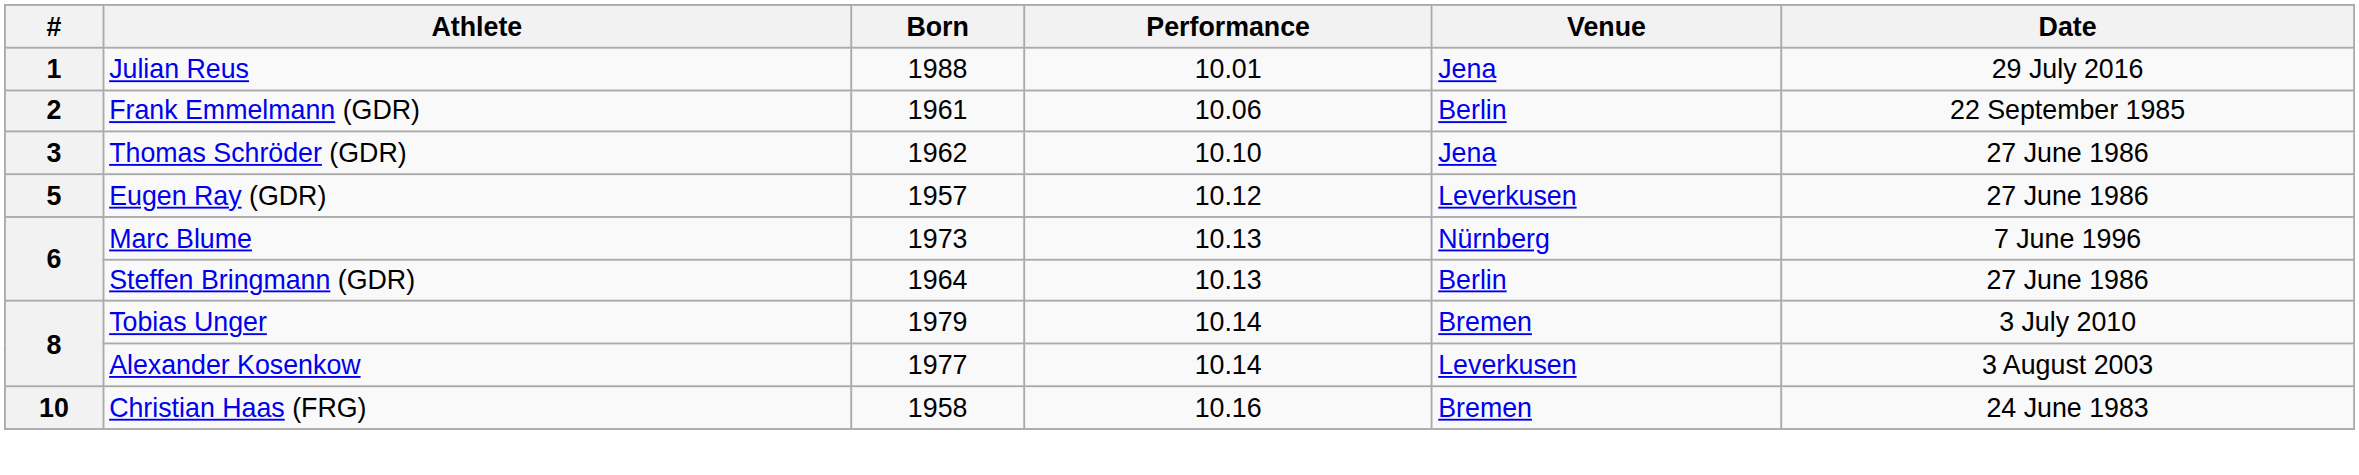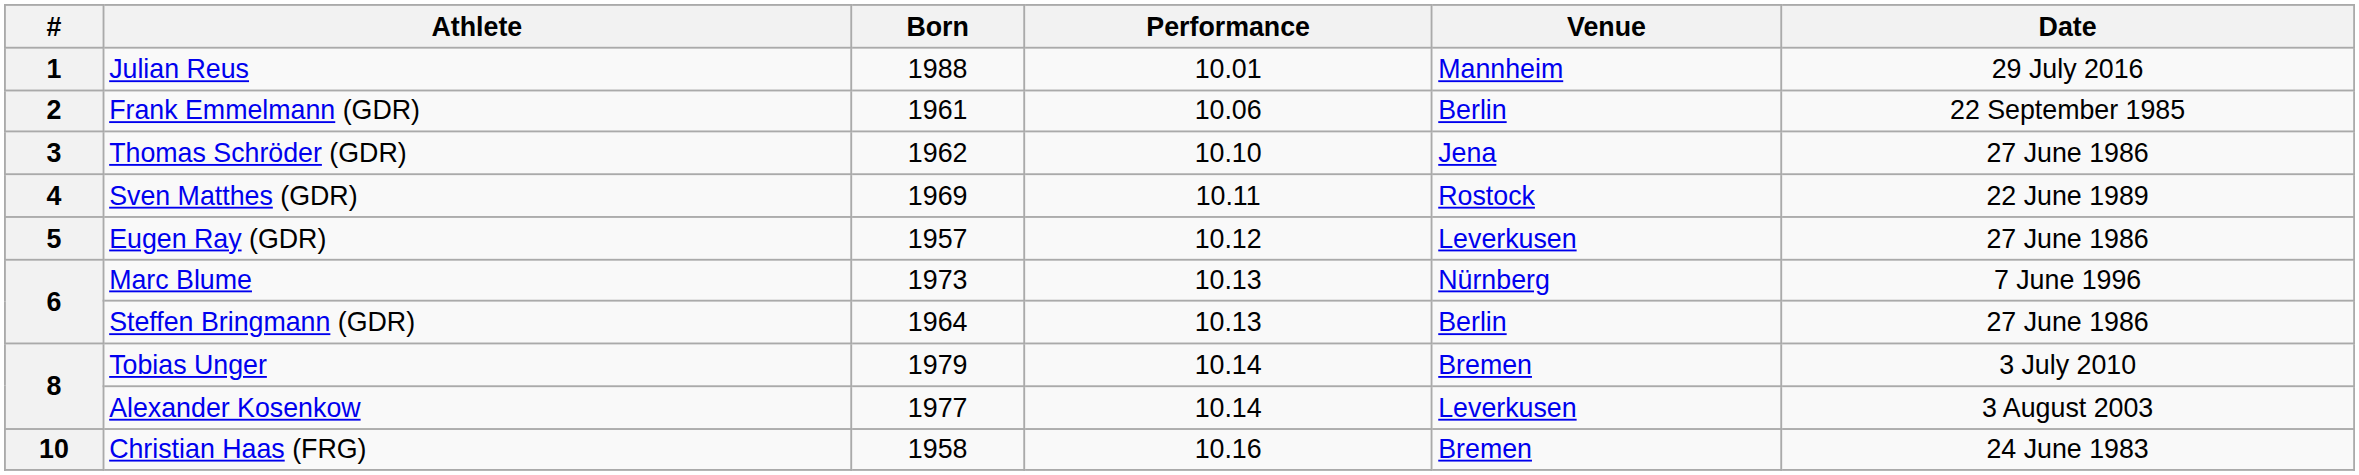(1467, 69) Jena -> (1501, 69) Mannheim
+ row: (233, 196)
